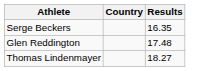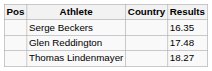+ column: (16, 12)
